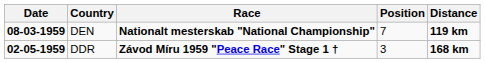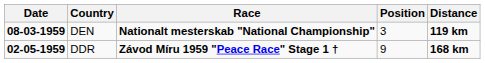(383, 31) 7 -> (383, 31) 3
(383, 49) 3 -> (383, 49) 9
